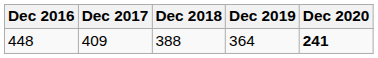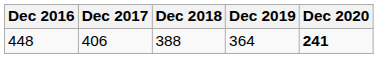(95, 41) 409 -> (95, 41) 406
